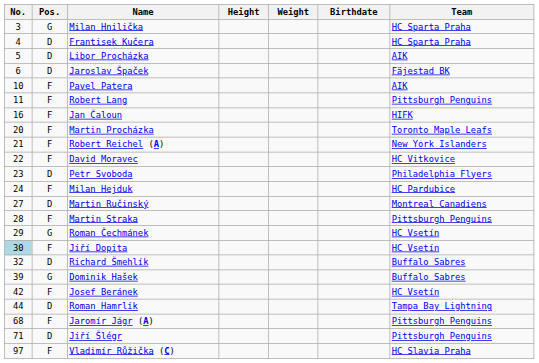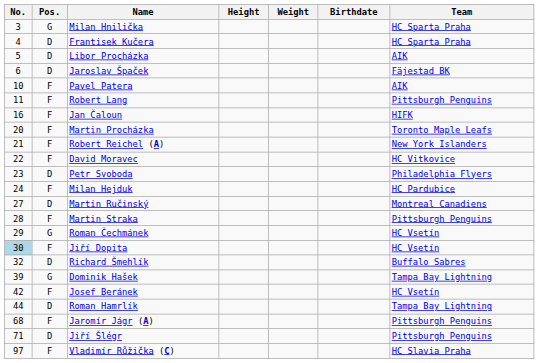(429, 277) Buffalo Sabres -> (442, 277) Tampa Bay Lightning
